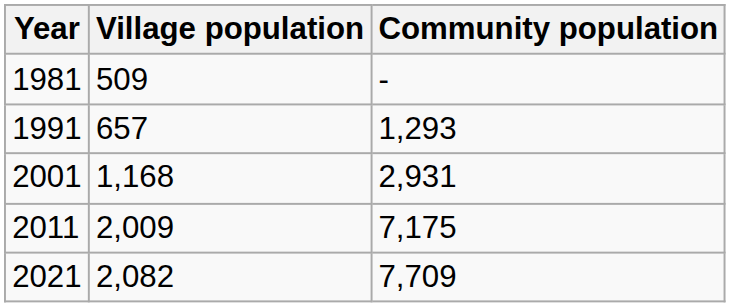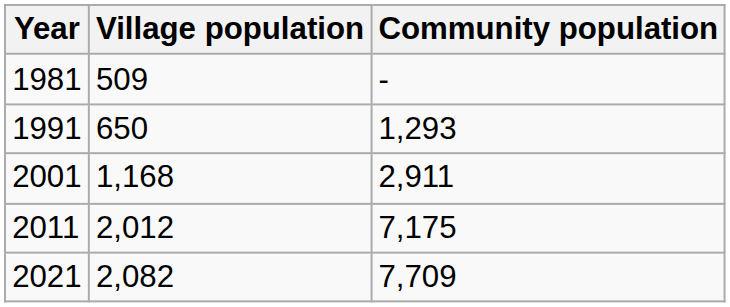(122, 128) 657 -> (122, 128) 650
(418, 177) 2,931 -> (416, 177) 2,911
(135, 227) 2,009 -> (135, 227) 2,012
